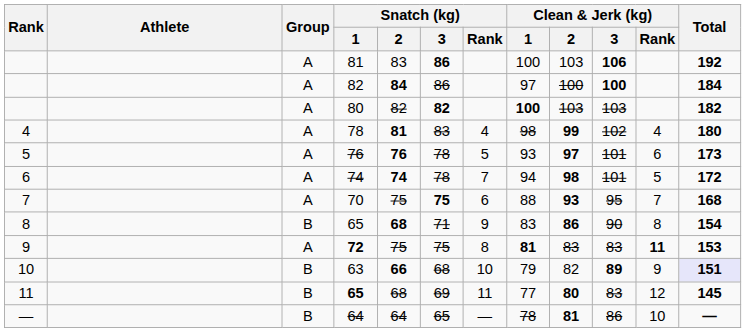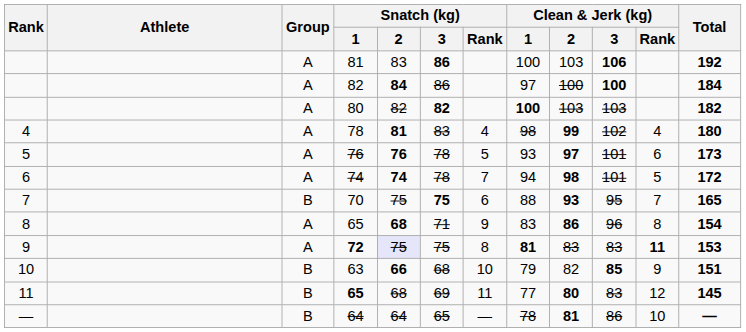(308, 200) A -> (308, 200) B
(710, 200) 168 -> (710, 200) 165
(308, 223) B -> (308, 223) A
(614, 223) 90 -> (614, 223) 96
(399, 246) no background -> (399, 246) lavender background
(614, 270) 89 -> (614, 270) 85
(710, 270) lavender background -> (710, 270) no background
